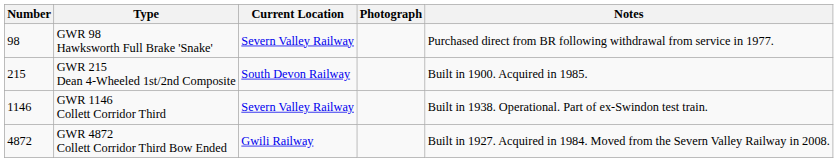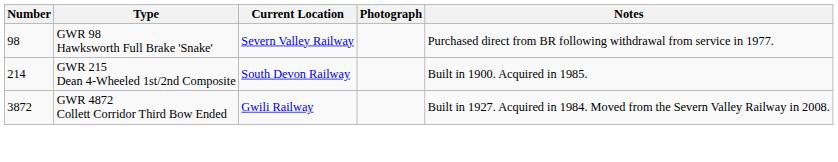(16, 74) 215 -> (16, 74) 214
- row: (111, 107)
(20, 140) 4872 -> (20, 107) 3872
